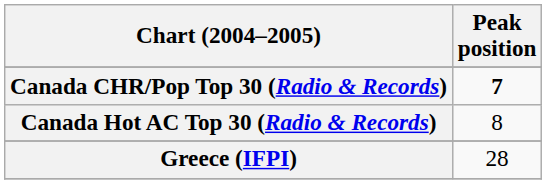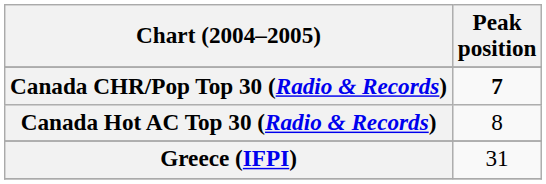(497, 159) 28 -> (497, 159) 31
